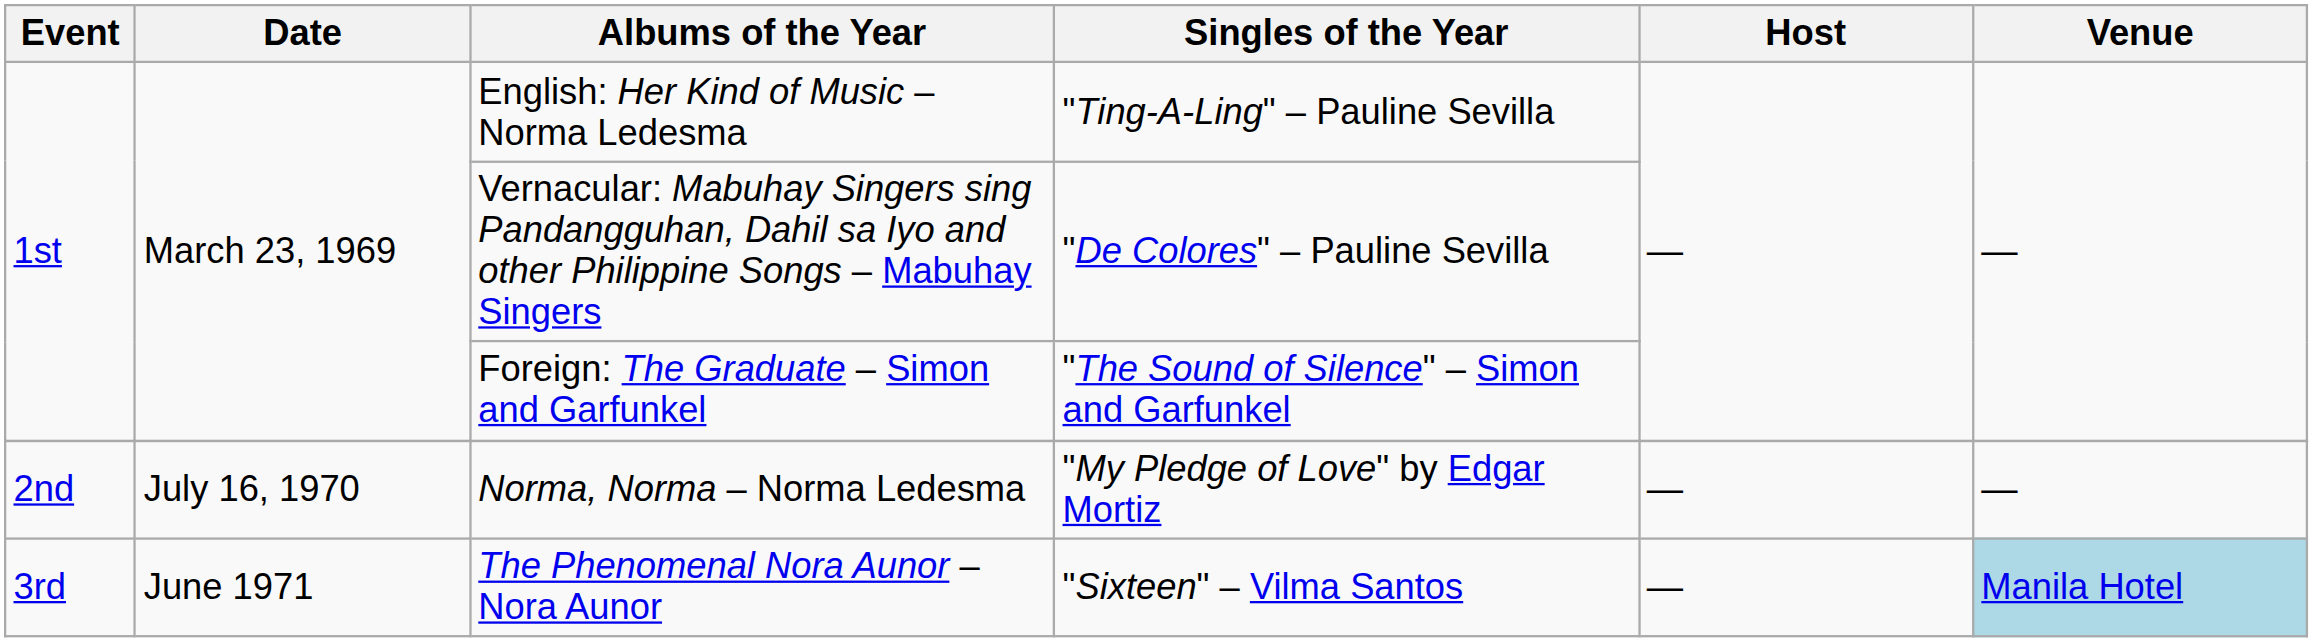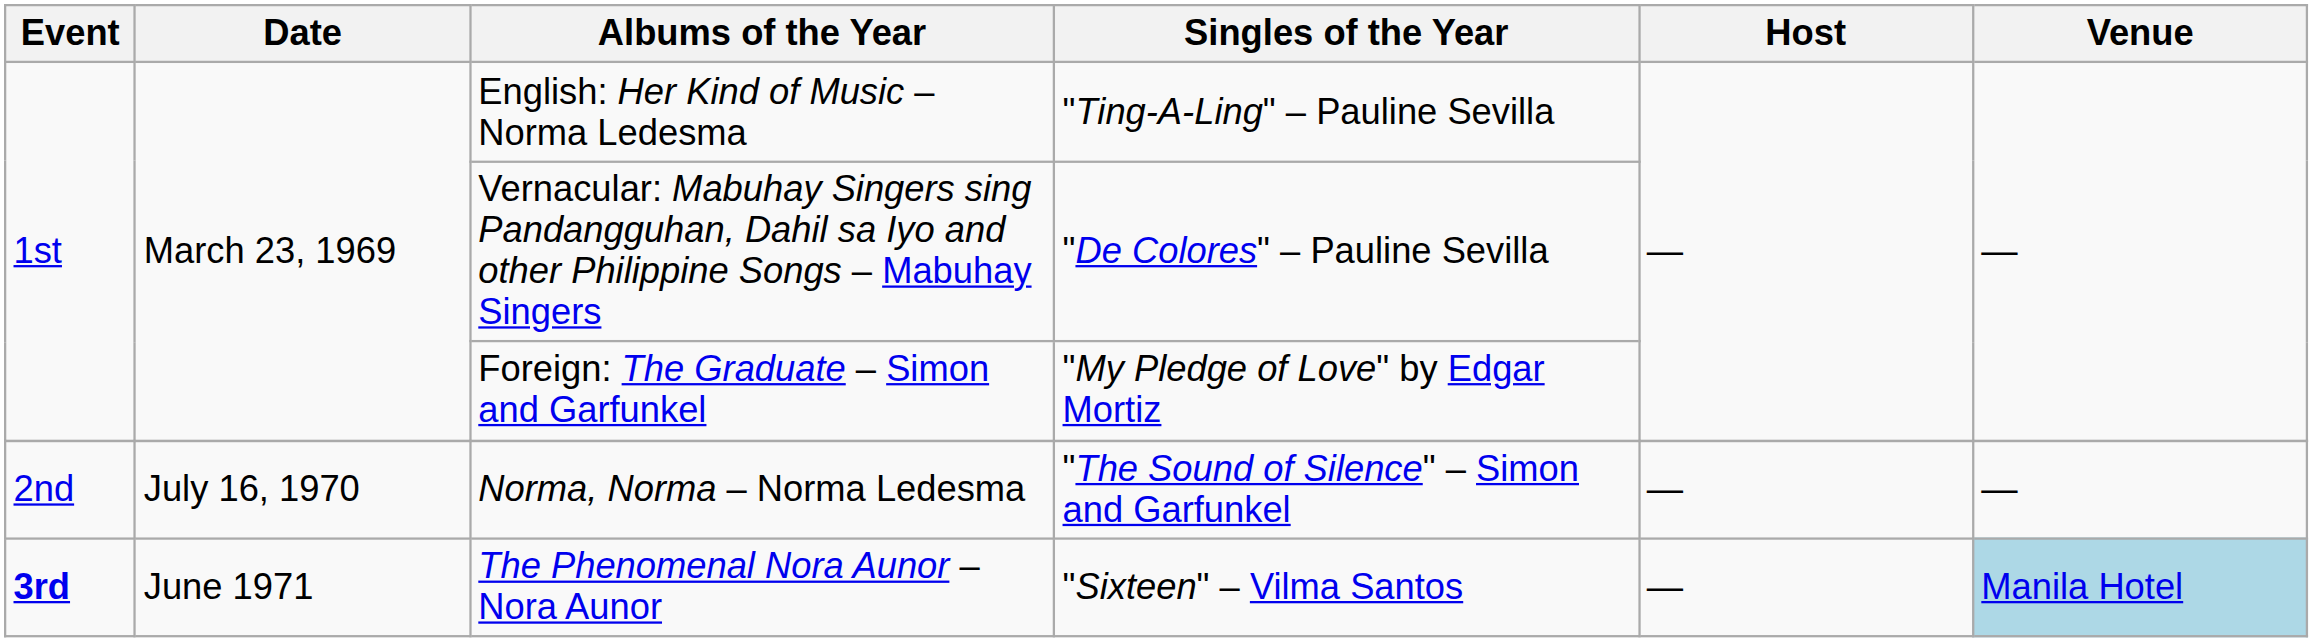(1321, 389) "The Sound of Silence" – Simon and Garfunkel -> (1304, 389) "My Pledge of Love" by Edgar Mortiz
(1304, 488) "My Pledge of Love" by Edgar Mortiz -> (1321, 488) "The Sound of Silence" – Simon and Garfunkel
(40, 586) normal -> (42, 586) bold
